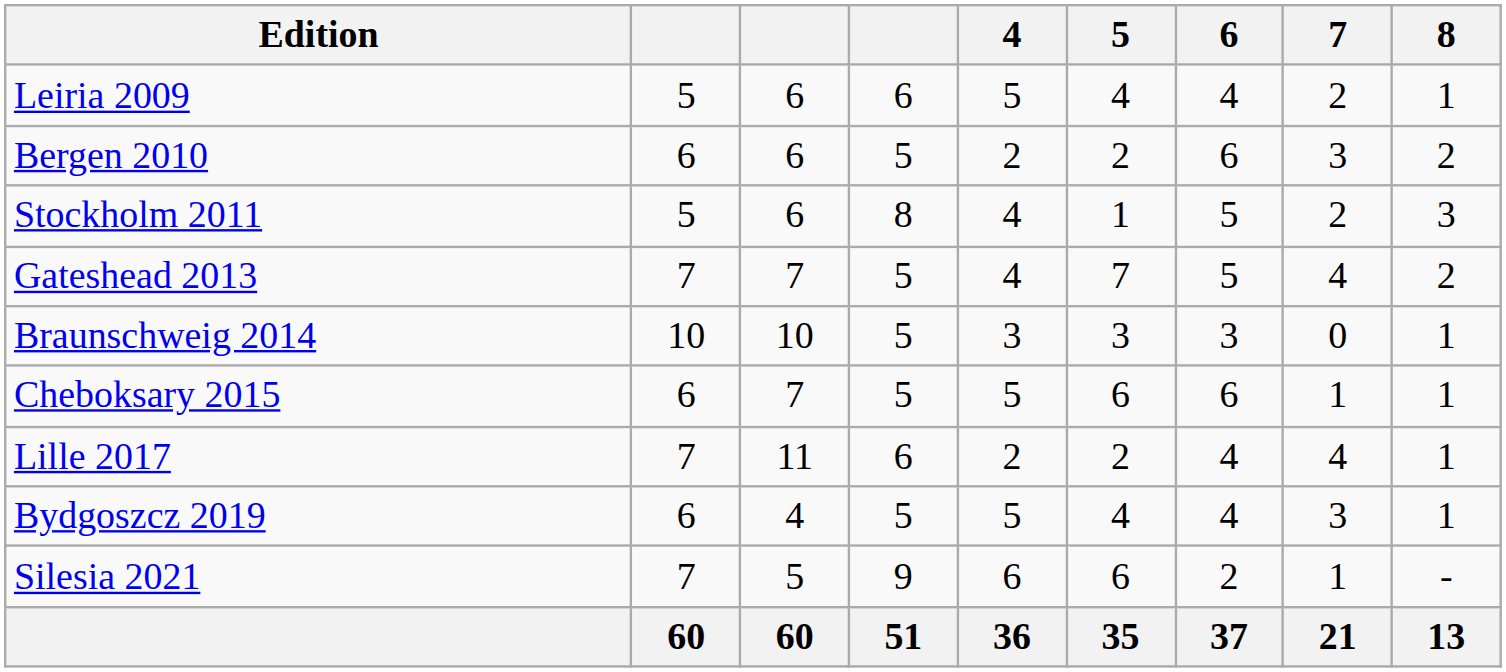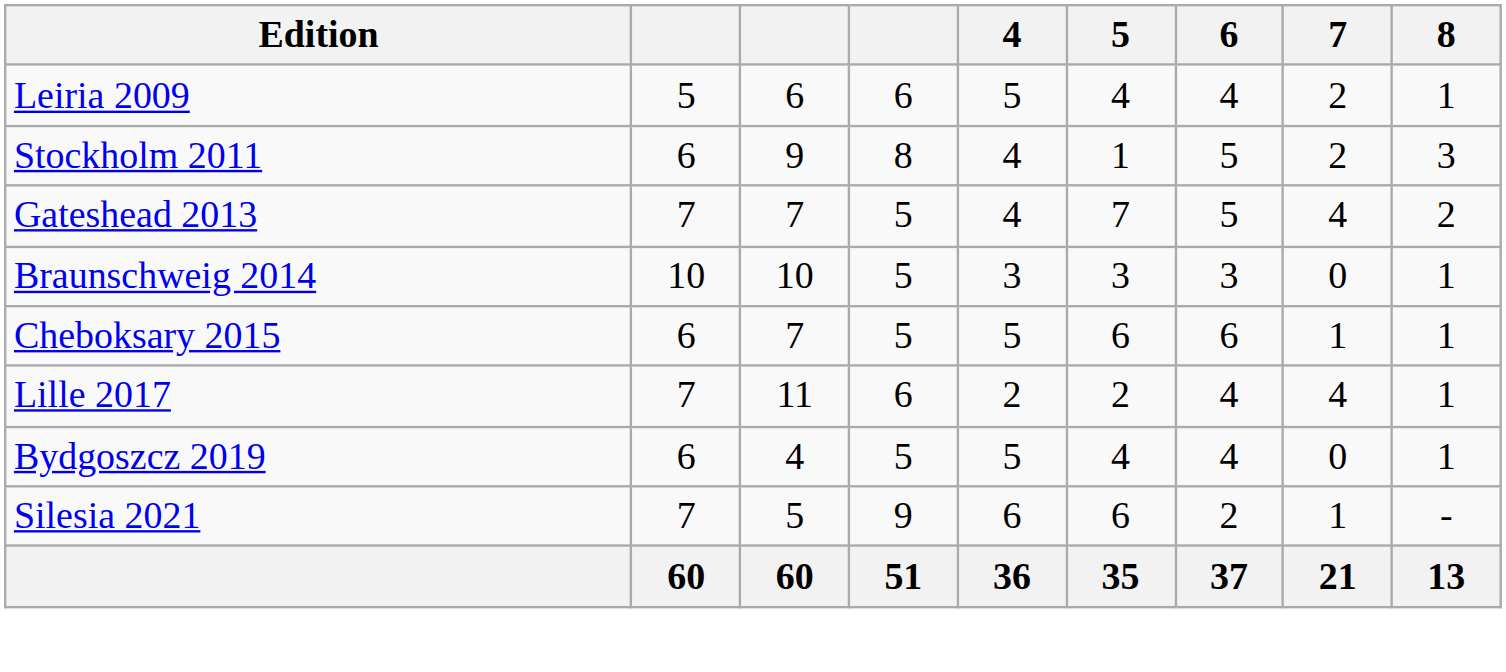- row: (111, 154)
(686, 214) 5 -> (686, 154) 6
(795, 214) 6 -> (795, 154) 9
(1338, 515) 3 -> (1338, 455) 0
